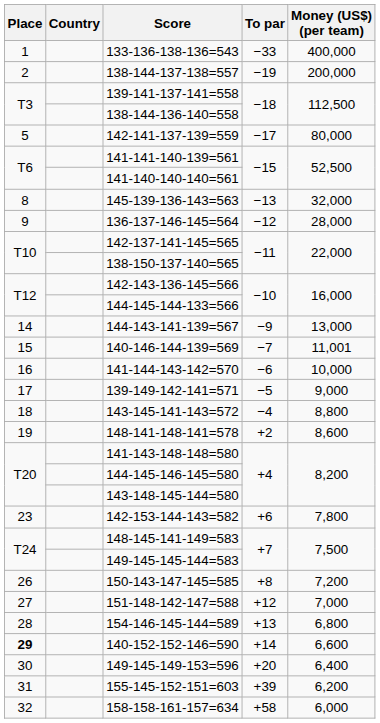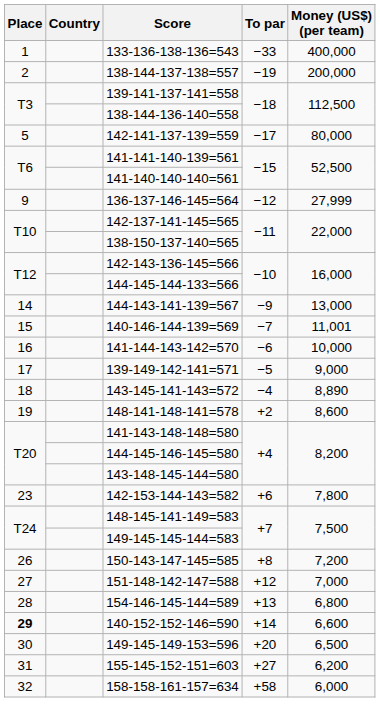- row: (172, 200)
(332, 221) 28,000 -> (332, 200) 27,999
(332, 411) 8,800 -> (332, 390) 8,890
(332, 665) 6,400 -> (332, 644) 6,500
(265, 687) +39 -> (265, 665) +27
